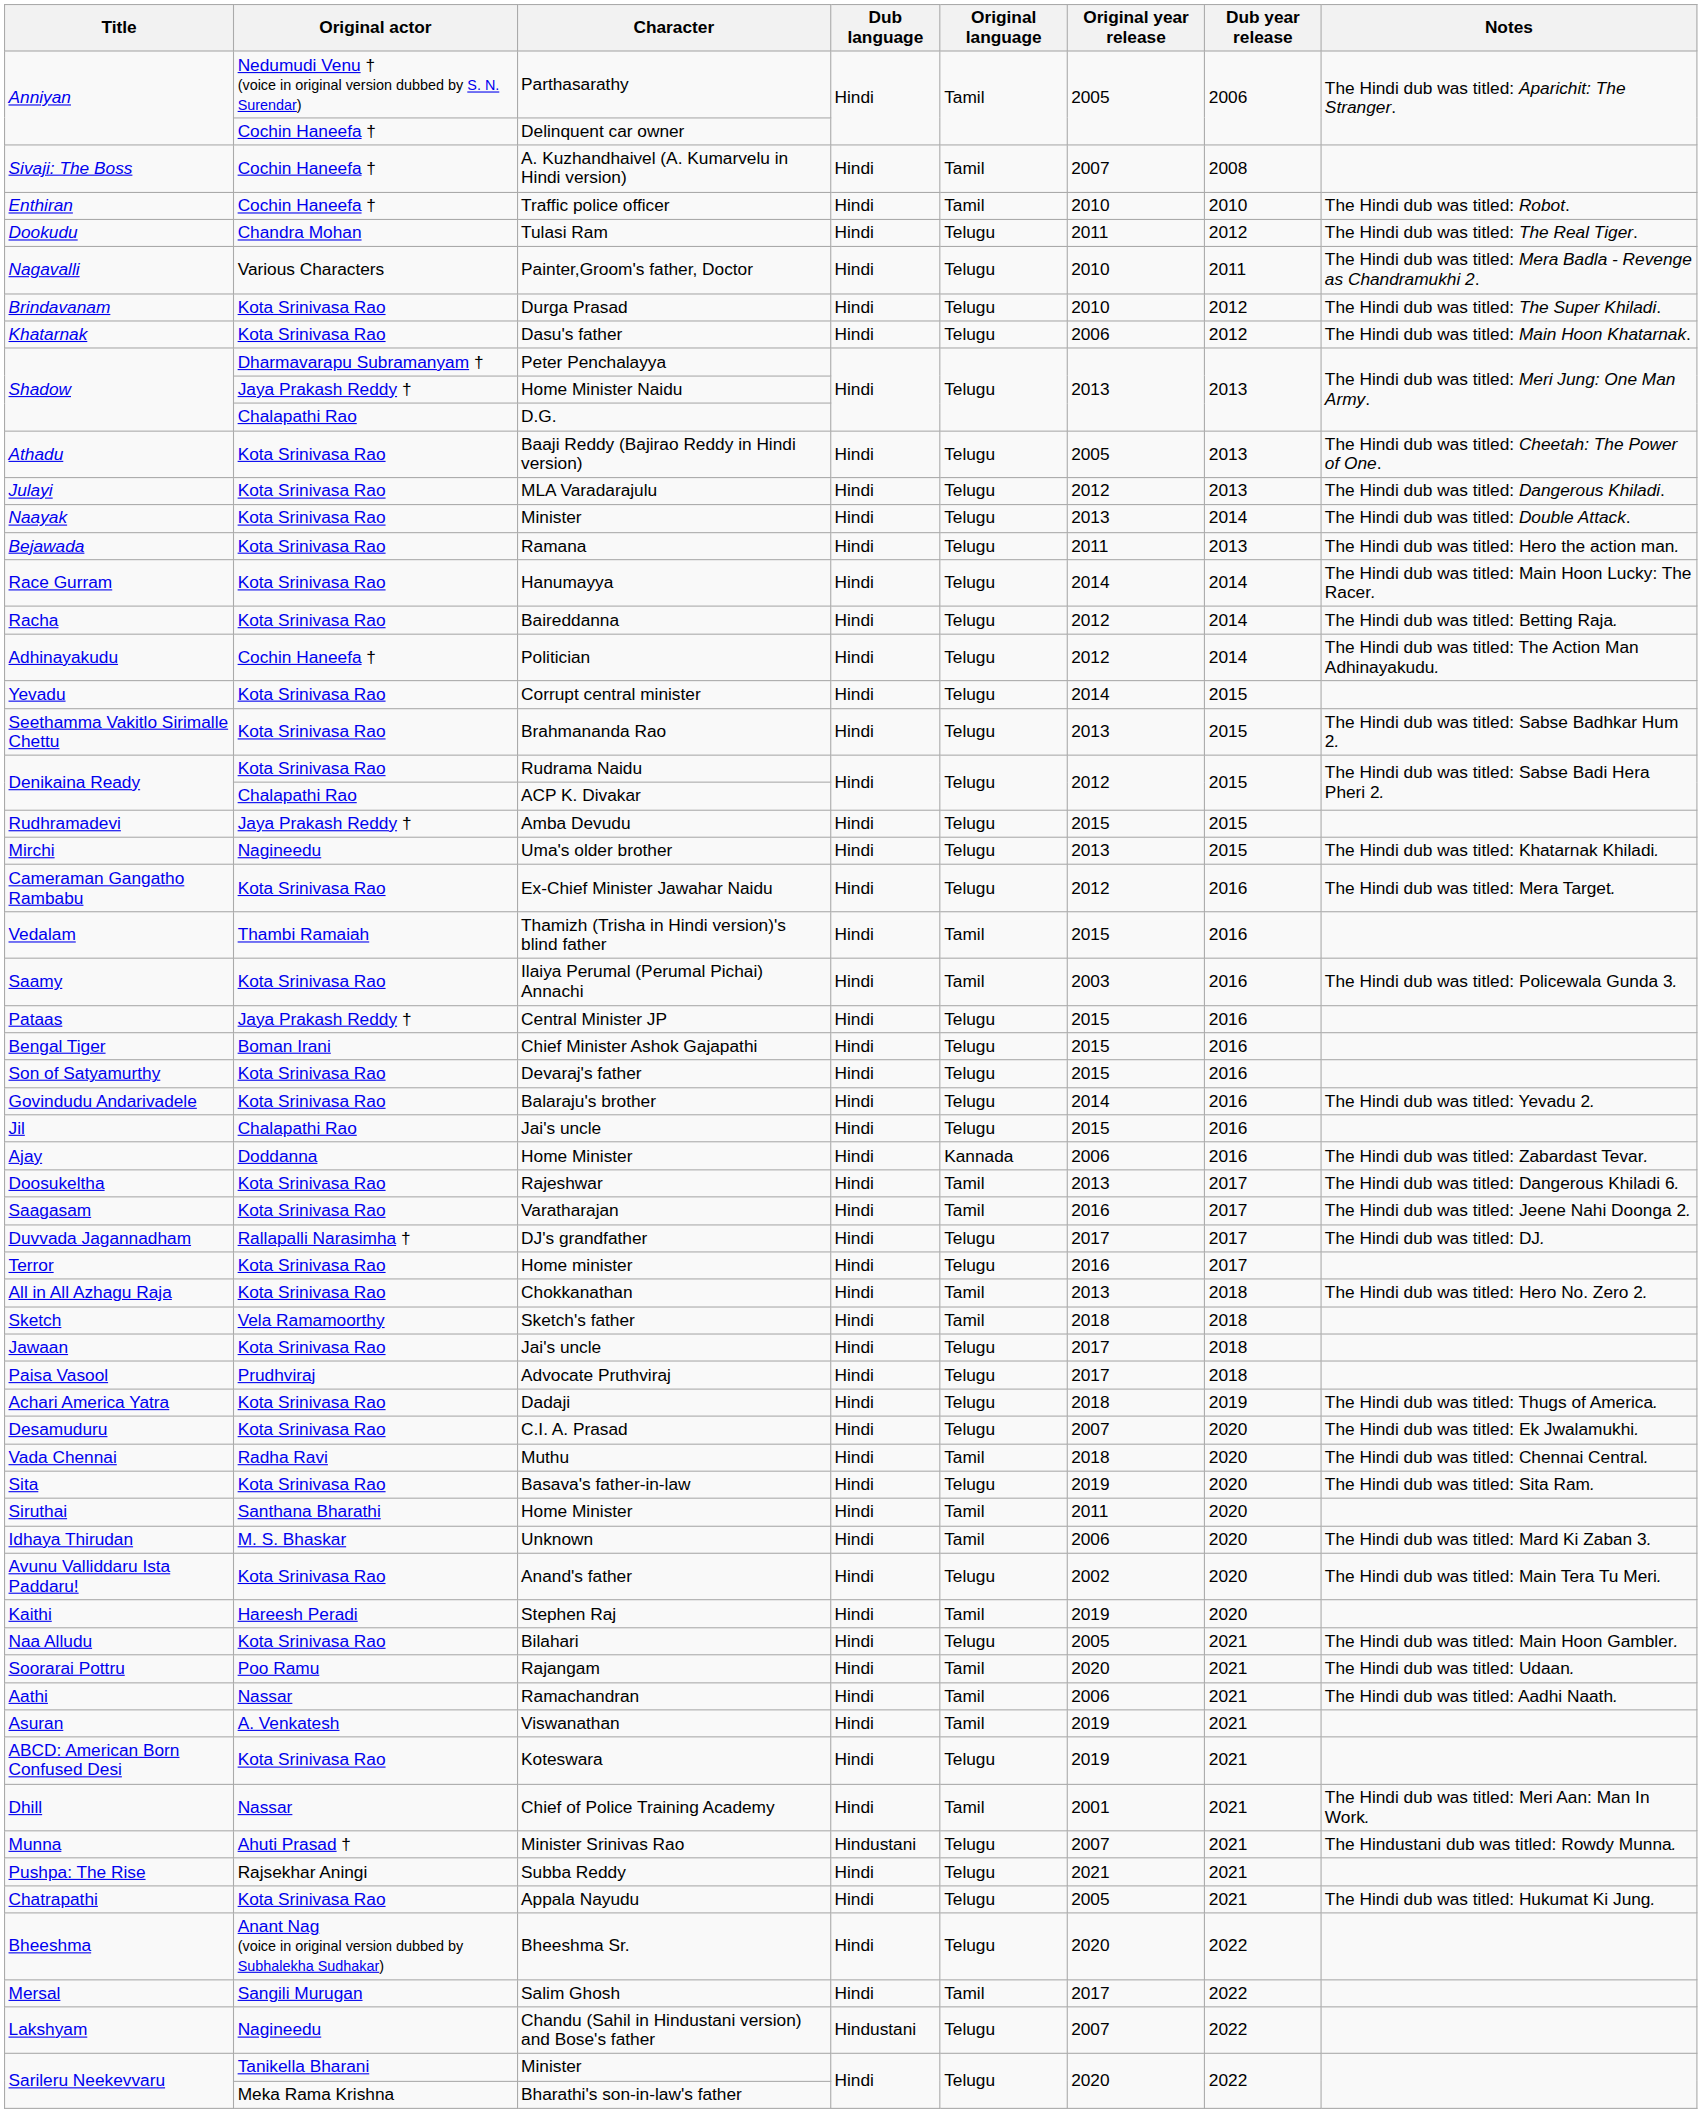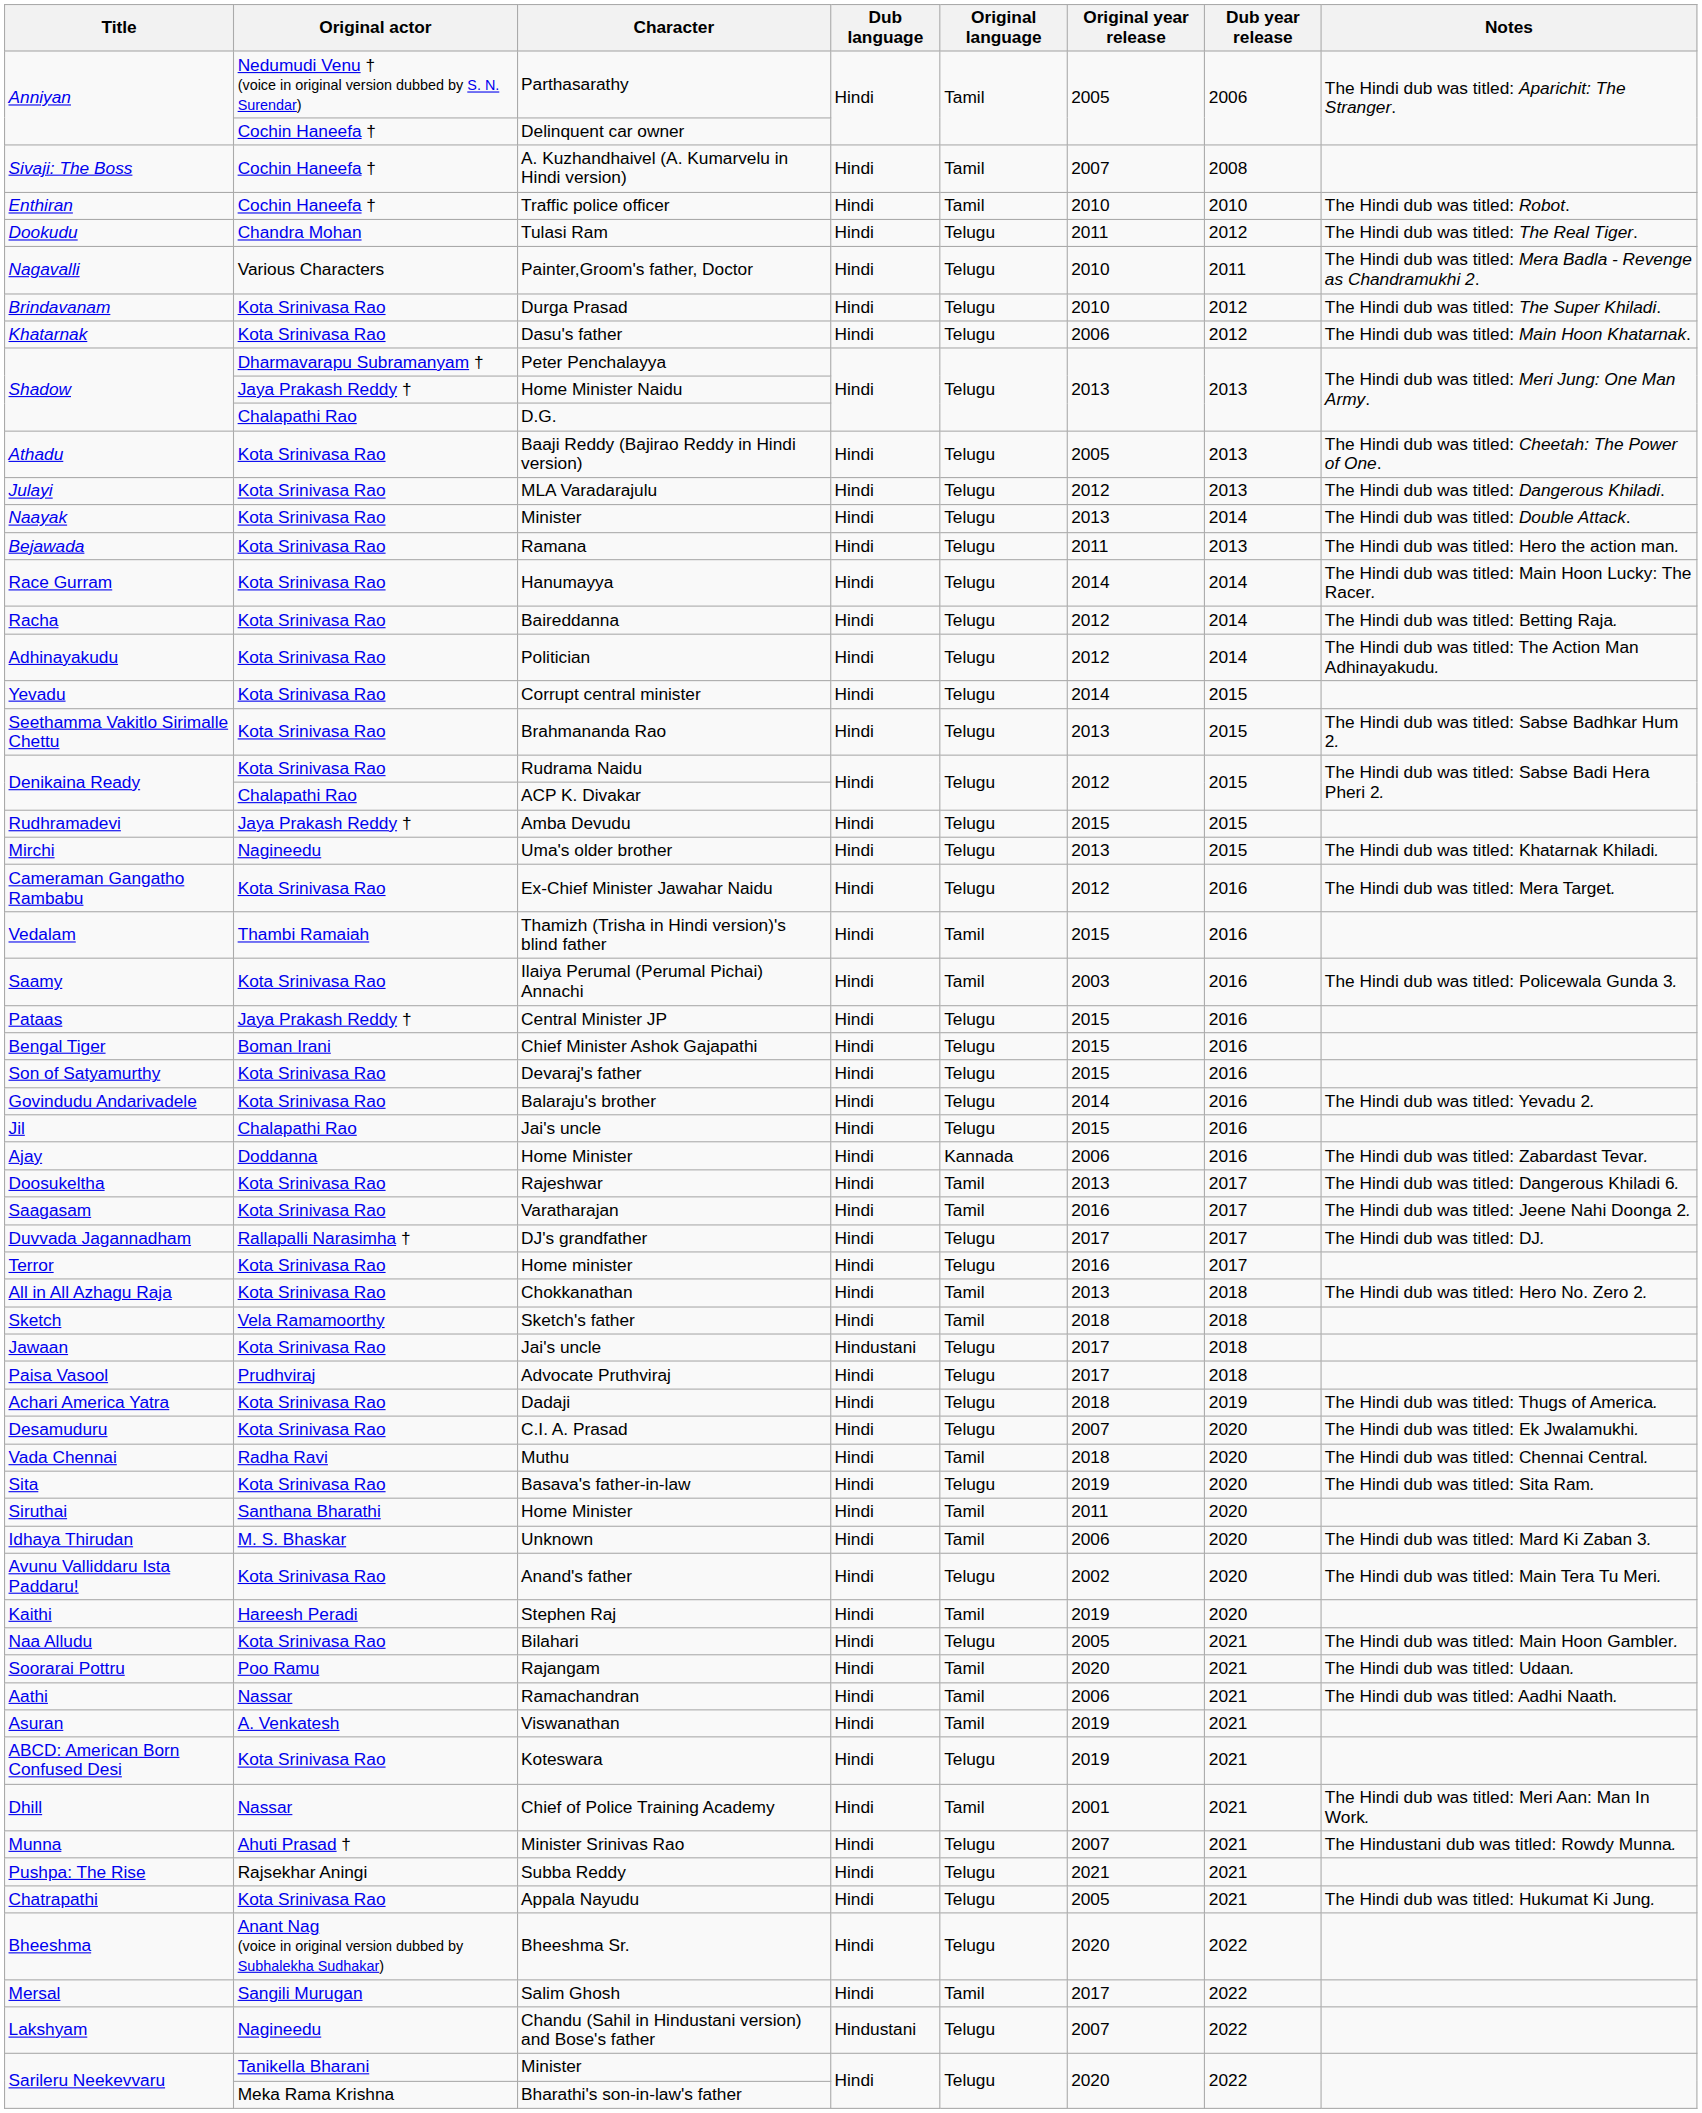(307, 657) Cochin Haneefa † -> (312, 657) Kota Srinivasa Rao
(854, 1347) Hindi -> (875, 1347) Hindustani
(875, 1844) Hindustani -> (854, 1844) Hindi
